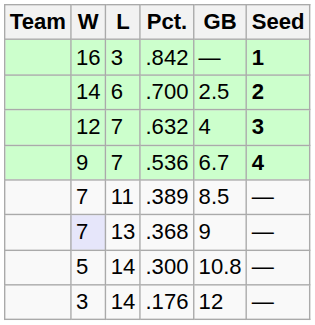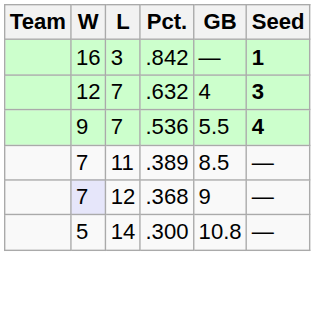- row: (167, 92)
(214, 162) 6.7 -> (214, 127) 5.5
(123, 232) 13 -> (123, 197) 12
- row: (167, 302)
